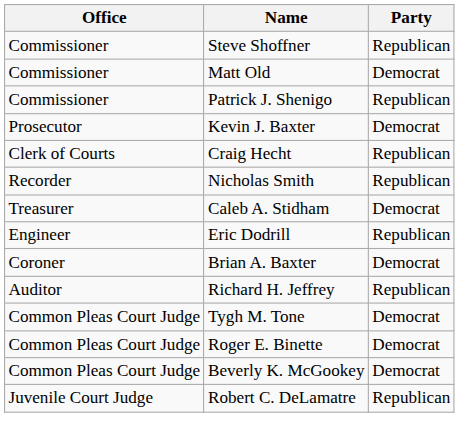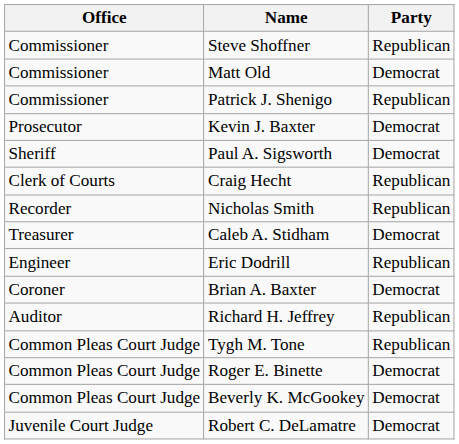+ row: (270, 153)
(406, 316) Democrat -> (411, 343) Republican
(411, 398) Republican -> (406, 425) Democrat
